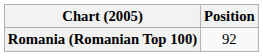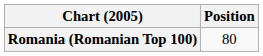(229, 39) 92 -> (229, 39) 80
